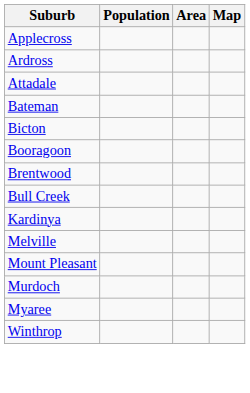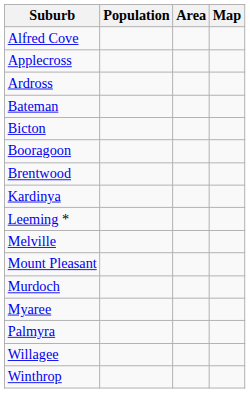+ row: (43, 38)
- row: (32, 83)
- row: (39, 196)
+ row: (38, 219)
+ row: (31, 331)
+ row: (33, 354)
